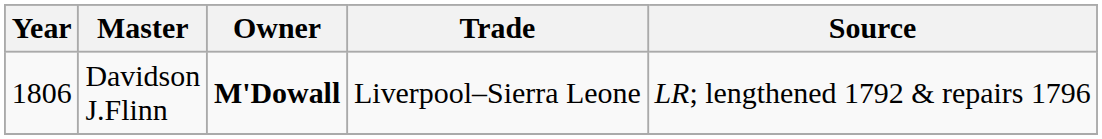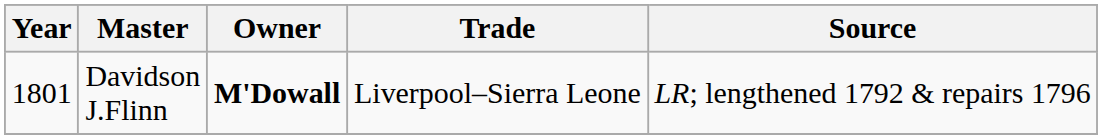(42, 92) 1806 -> (42, 92) 1801
